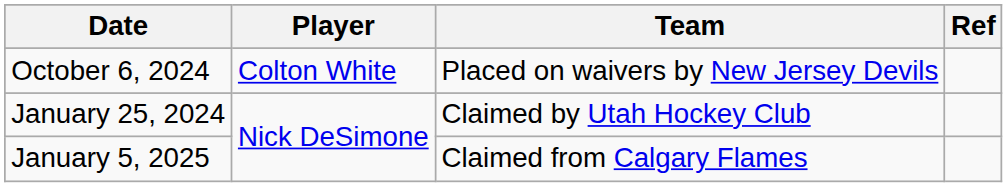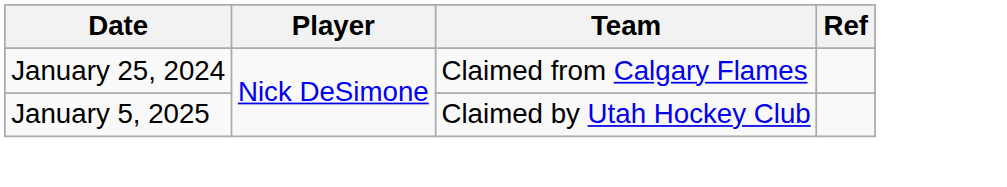- row: (111, 70)
(626, 114) Claimed by Utah Hockey Club -> (624, 70) Claimed from Calgary Flames
(624, 158) Claimed from Calgary Flames -> (626, 114) Claimed by Utah Hockey Club
